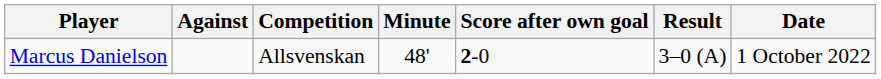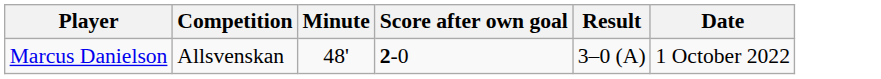- column: (213, 21)
